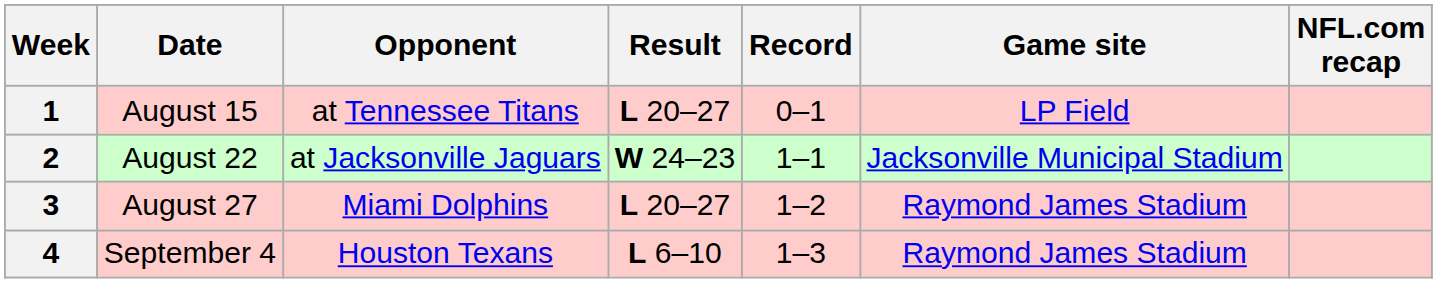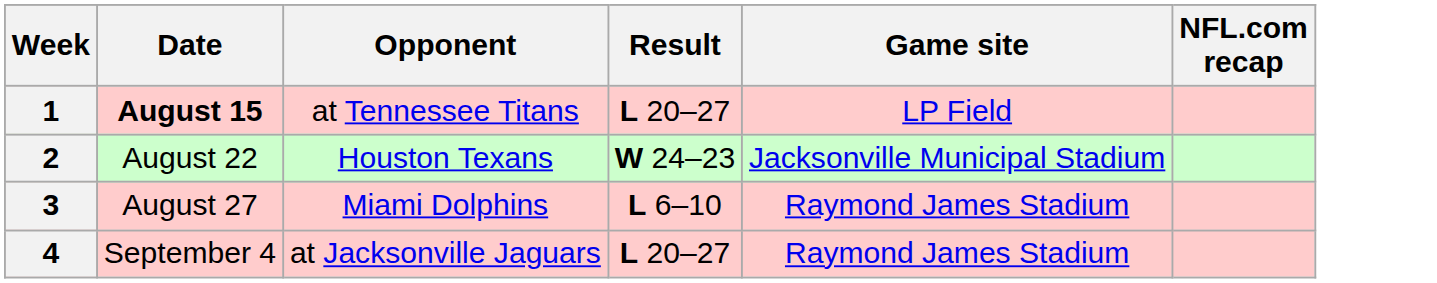- column: (801, 45)
(190, 109) normal -> (190, 109) bold
(445, 157) at Jacksonville Jaguars -> (445, 157) Houston Texans
(675, 205) L 20–27 -> (675, 205) L 6–10
(445, 253) Houston Texans -> (445, 253) at Jacksonville Jaguars
(675, 253) L 6–10 -> (675, 253) L 20–27
